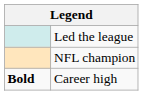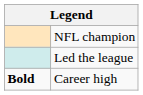rows swapped: (94, 36) <-> (95, 57)
